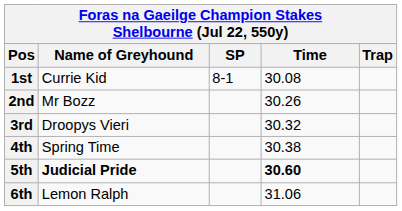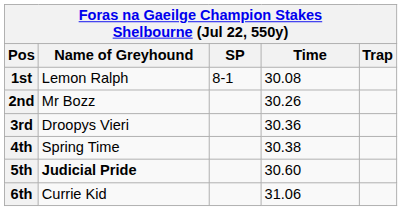(74, 78) Currie Kid -> (85, 78) Lemon Ralph
(283, 124) 30.32 -> (283, 124) 30.36
(283, 170) bold -> (283, 170) normal
(85, 194) Lemon Ralph -> (74, 194) Currie Kid
